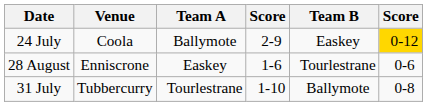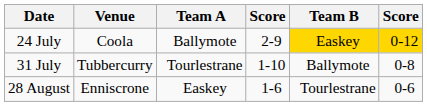(334, 40) no background -> (334, 40) gold background
rows swapped: (39, 88) <-> (39, 64)
